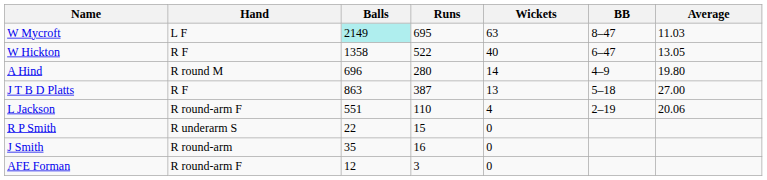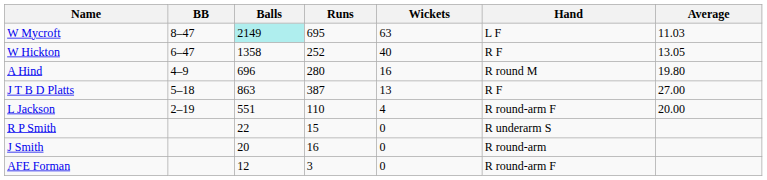columns swapped: (254, 14) <-> (622, 14)
(423, 52) 522 -> (316, 52) 252
(492, 71) 14 -> (385, 71) 16
(672, 109) 20.06 -> (672, 109) 20.00
(350, 147) 35 -> (243, 147) 20
